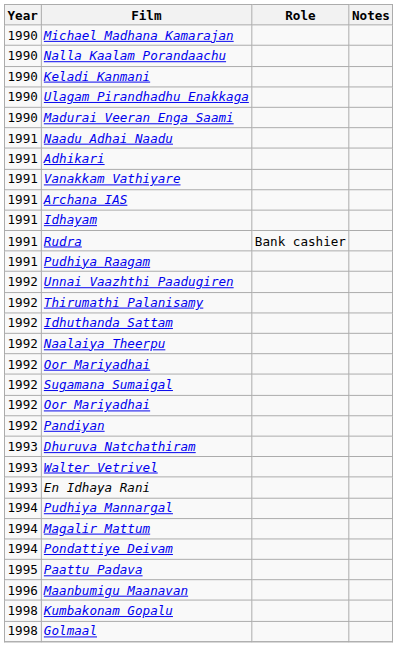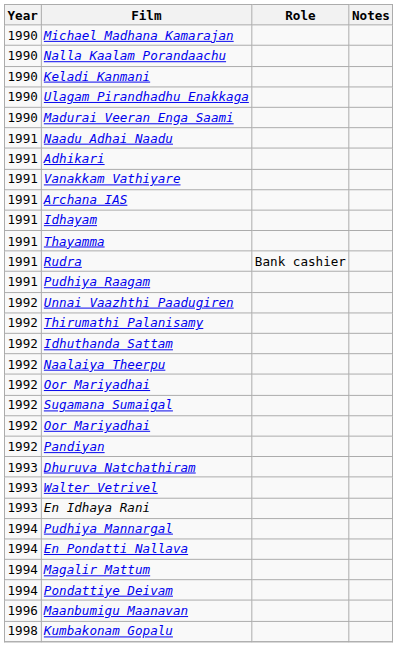+ row: (23, 241)
+ row: (23, 549)
- row: (23, 570)
- row: (23, 631)
